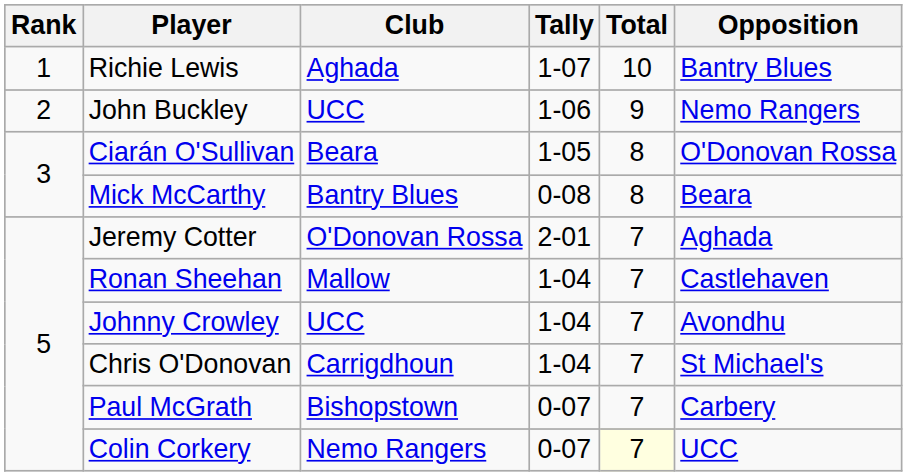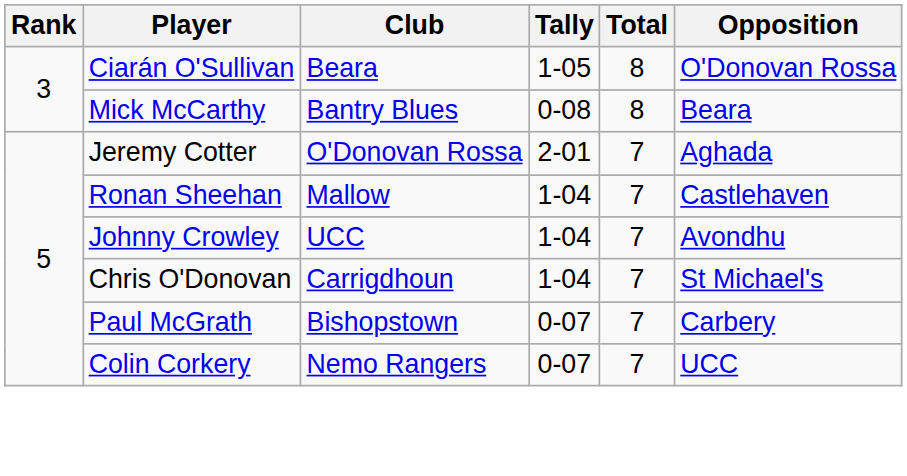- row: (164, 68)
- row: (168, 110)
(637, 449) lightyellow background -> (637, 364) no background
